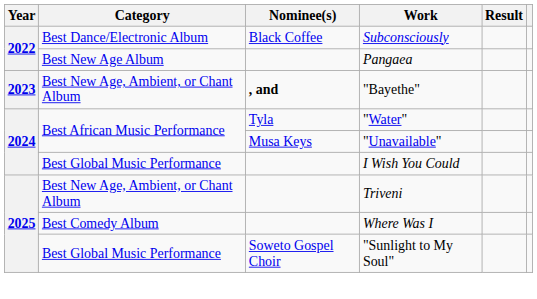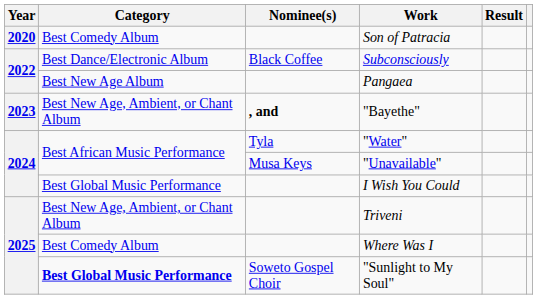+ row: (407, 37)
(131, 253) normal -> (137, 275) bold
